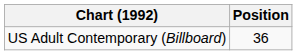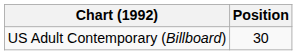(261, 38) 36 -> (261, 38) 30
